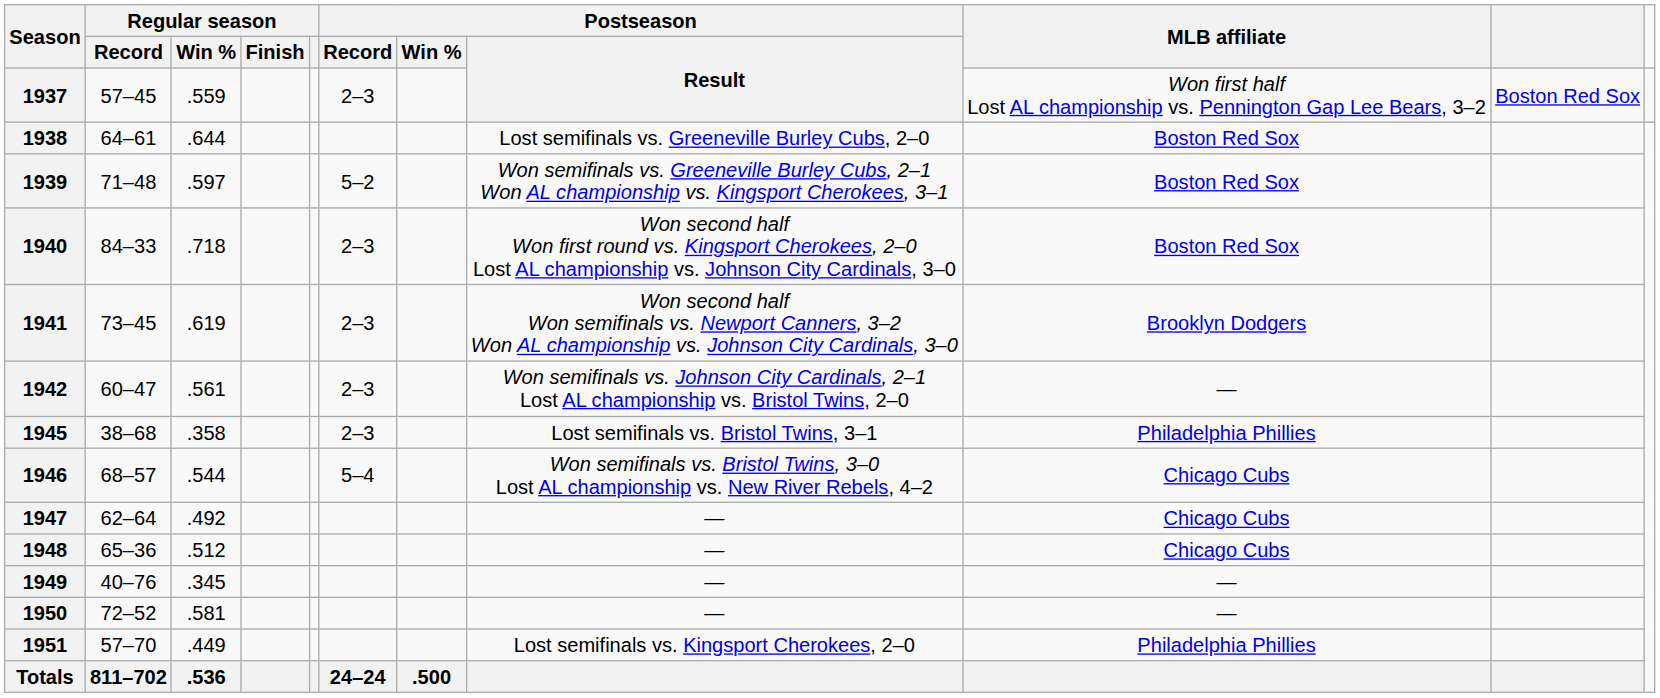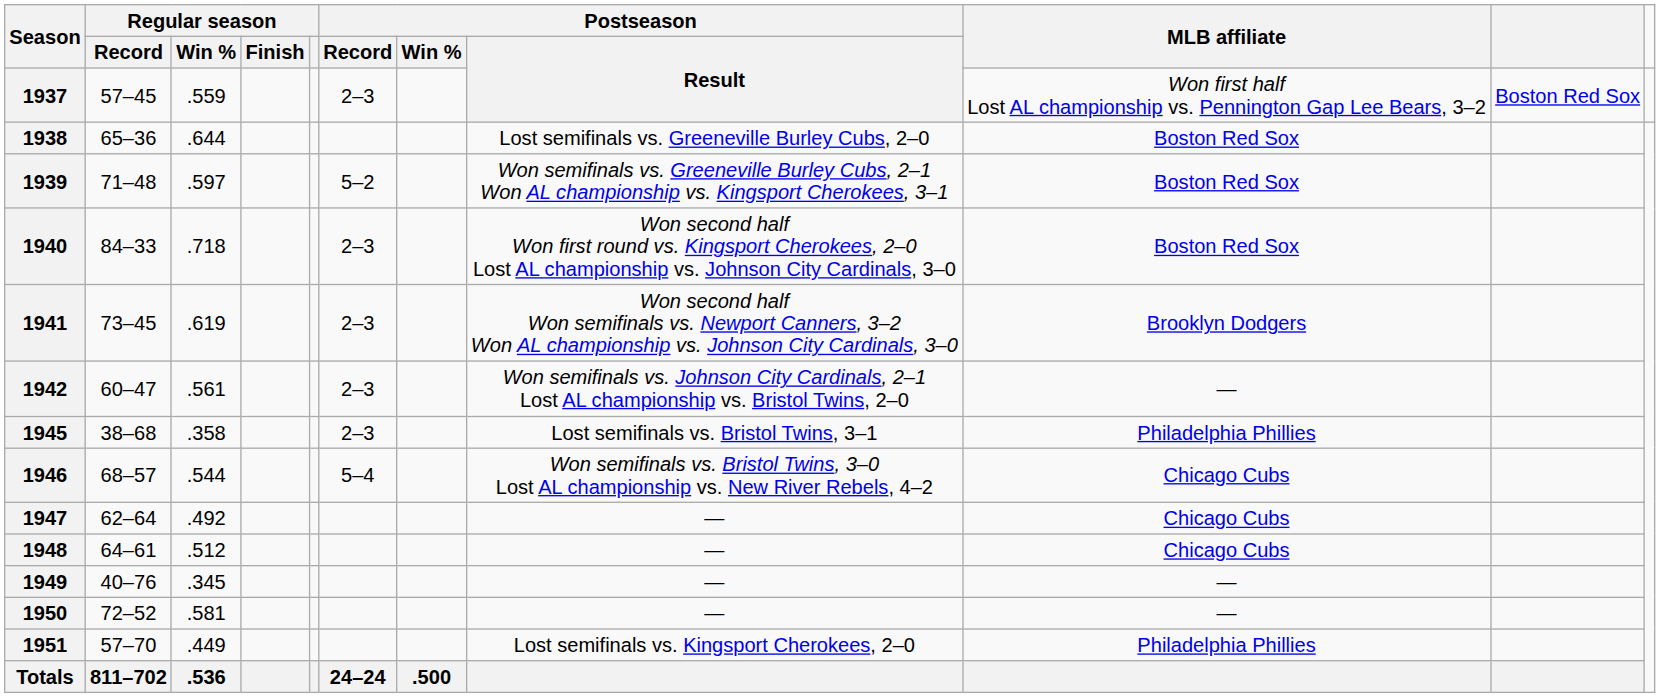(128, 138) 64–61 -> (128, 138) 65–36
(128, 550) 65–36 -> (128, 550) 64–61
